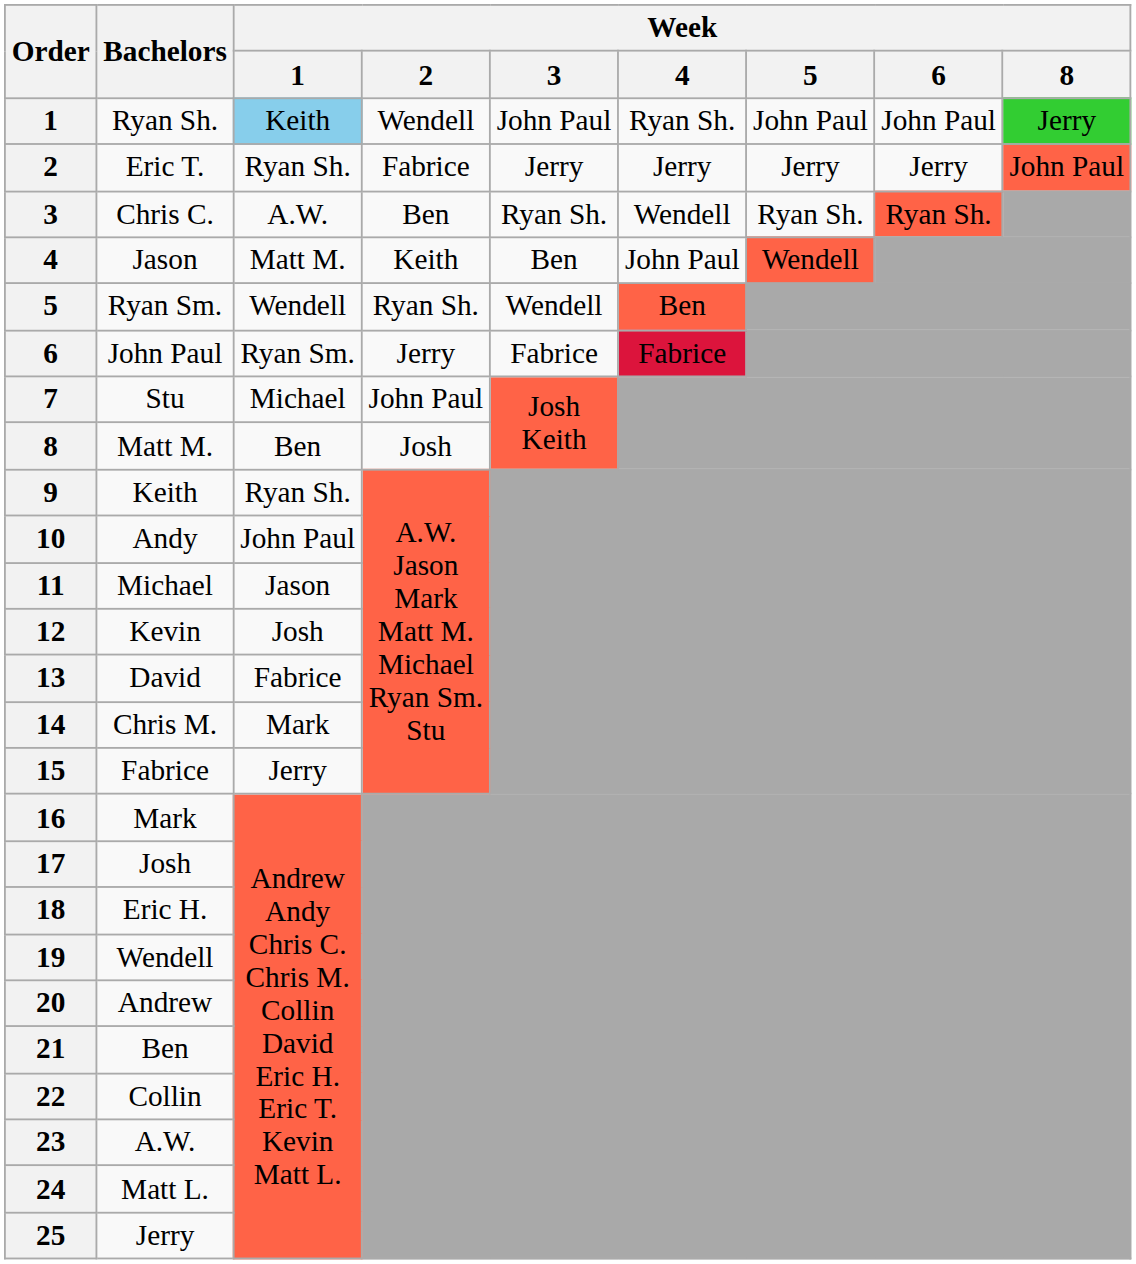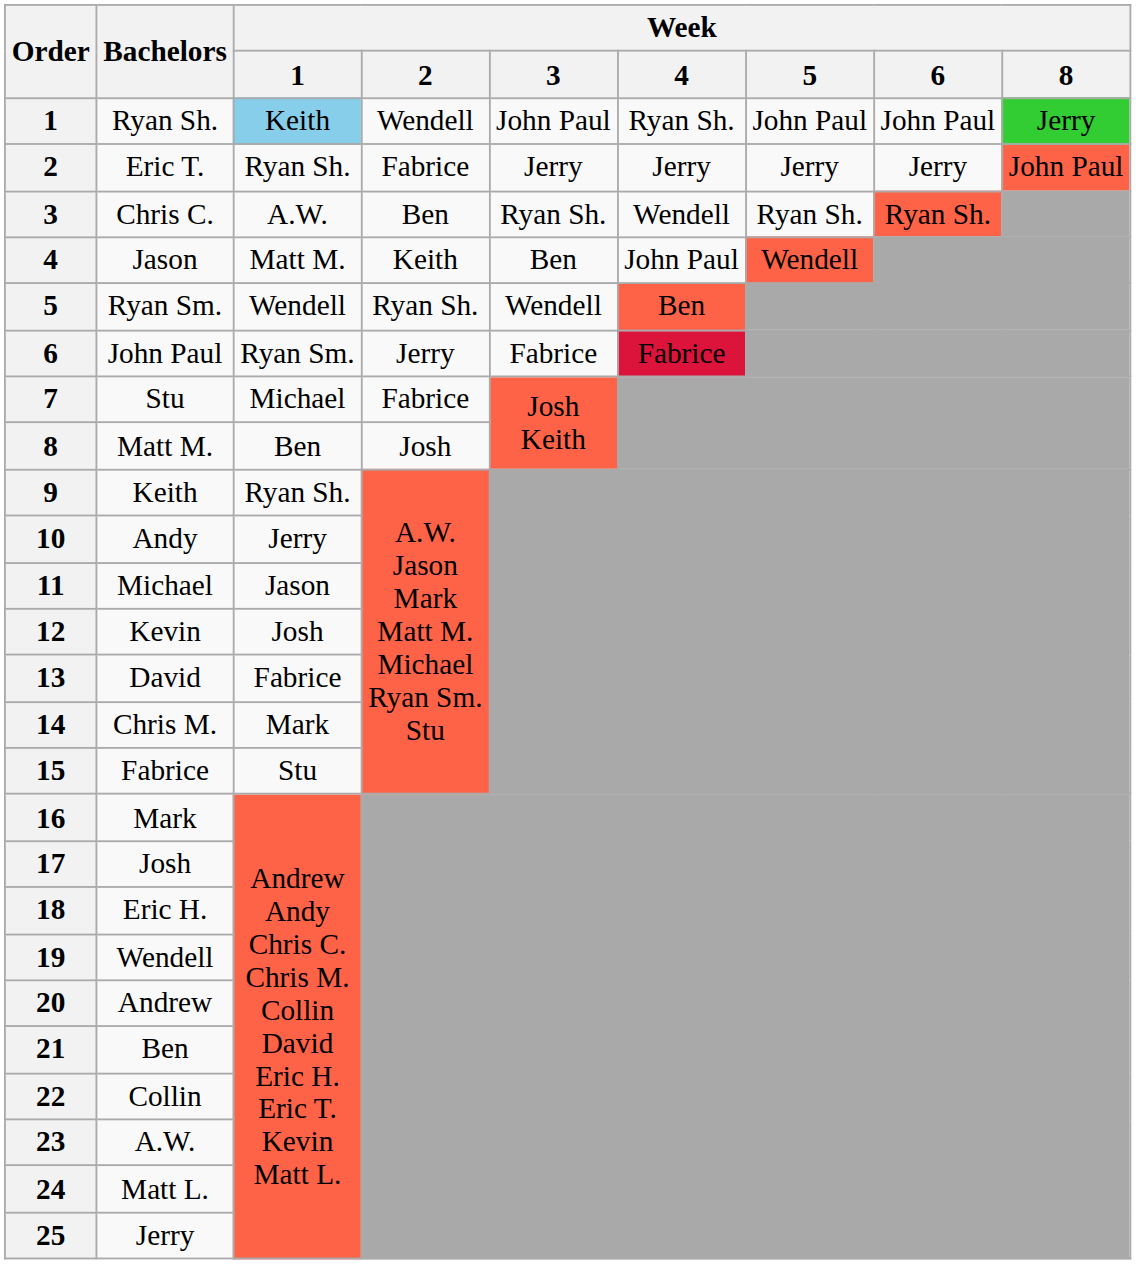(426, 399) John Paul -> (425, 399) Fabrice
(298, 538) John Paul -> (298, 538) Jerry
(298, 770) Jerry -> (297, 770) Stu
